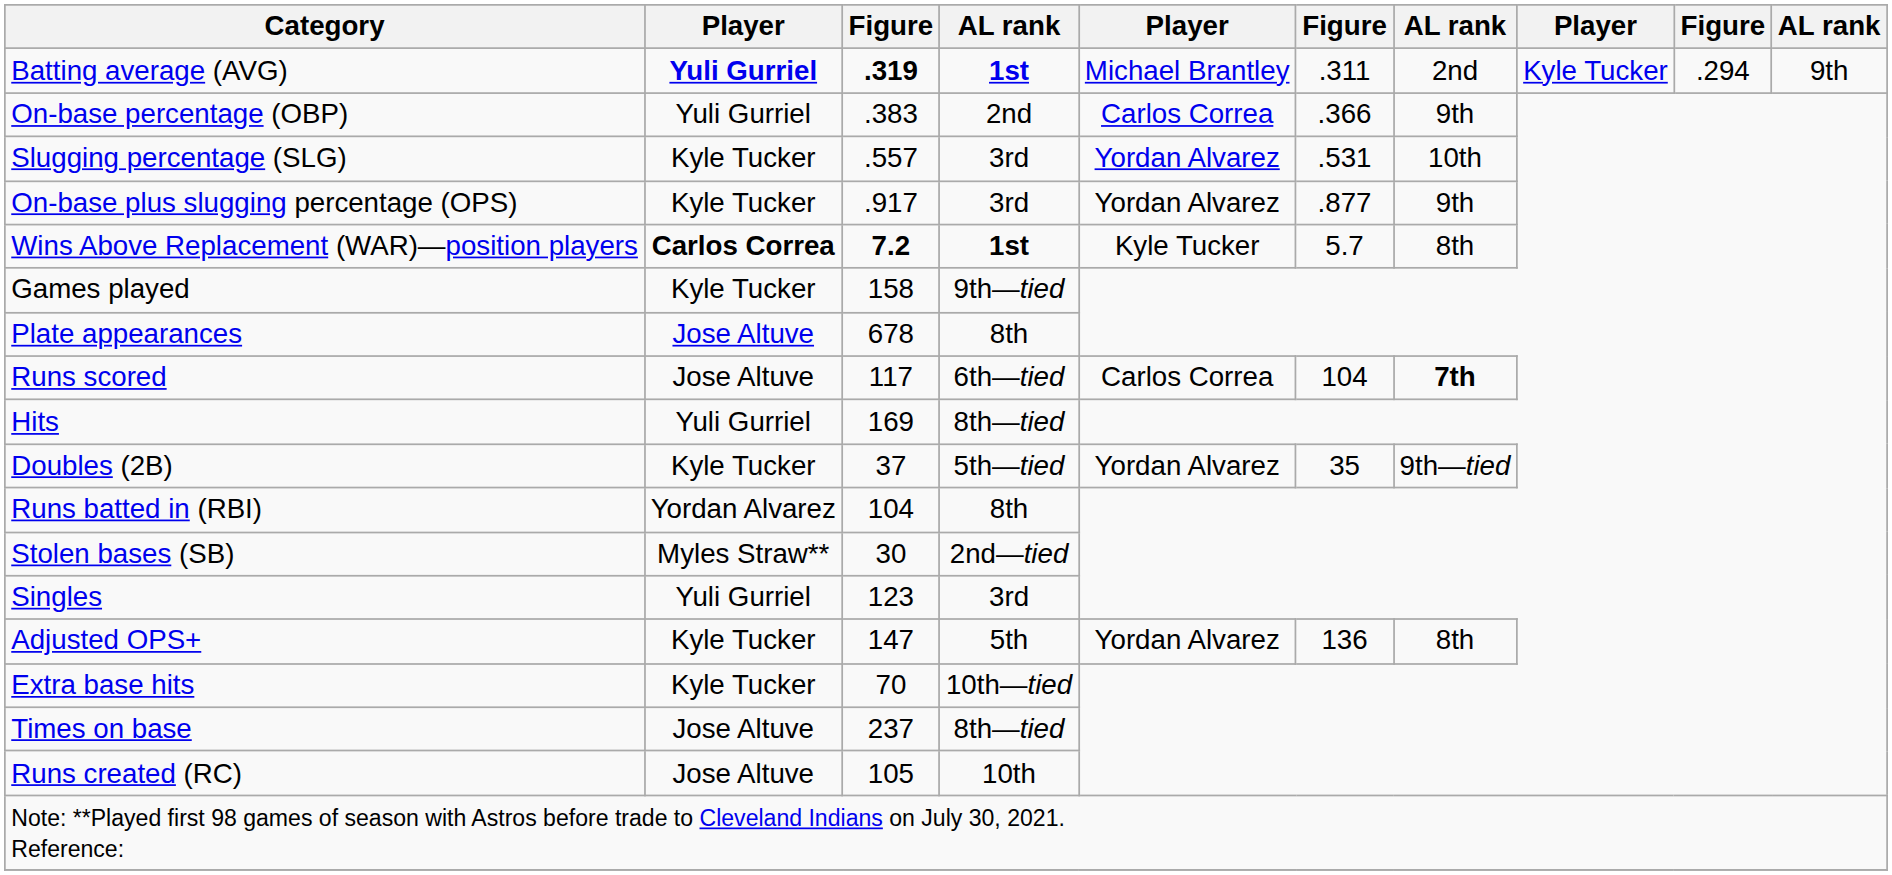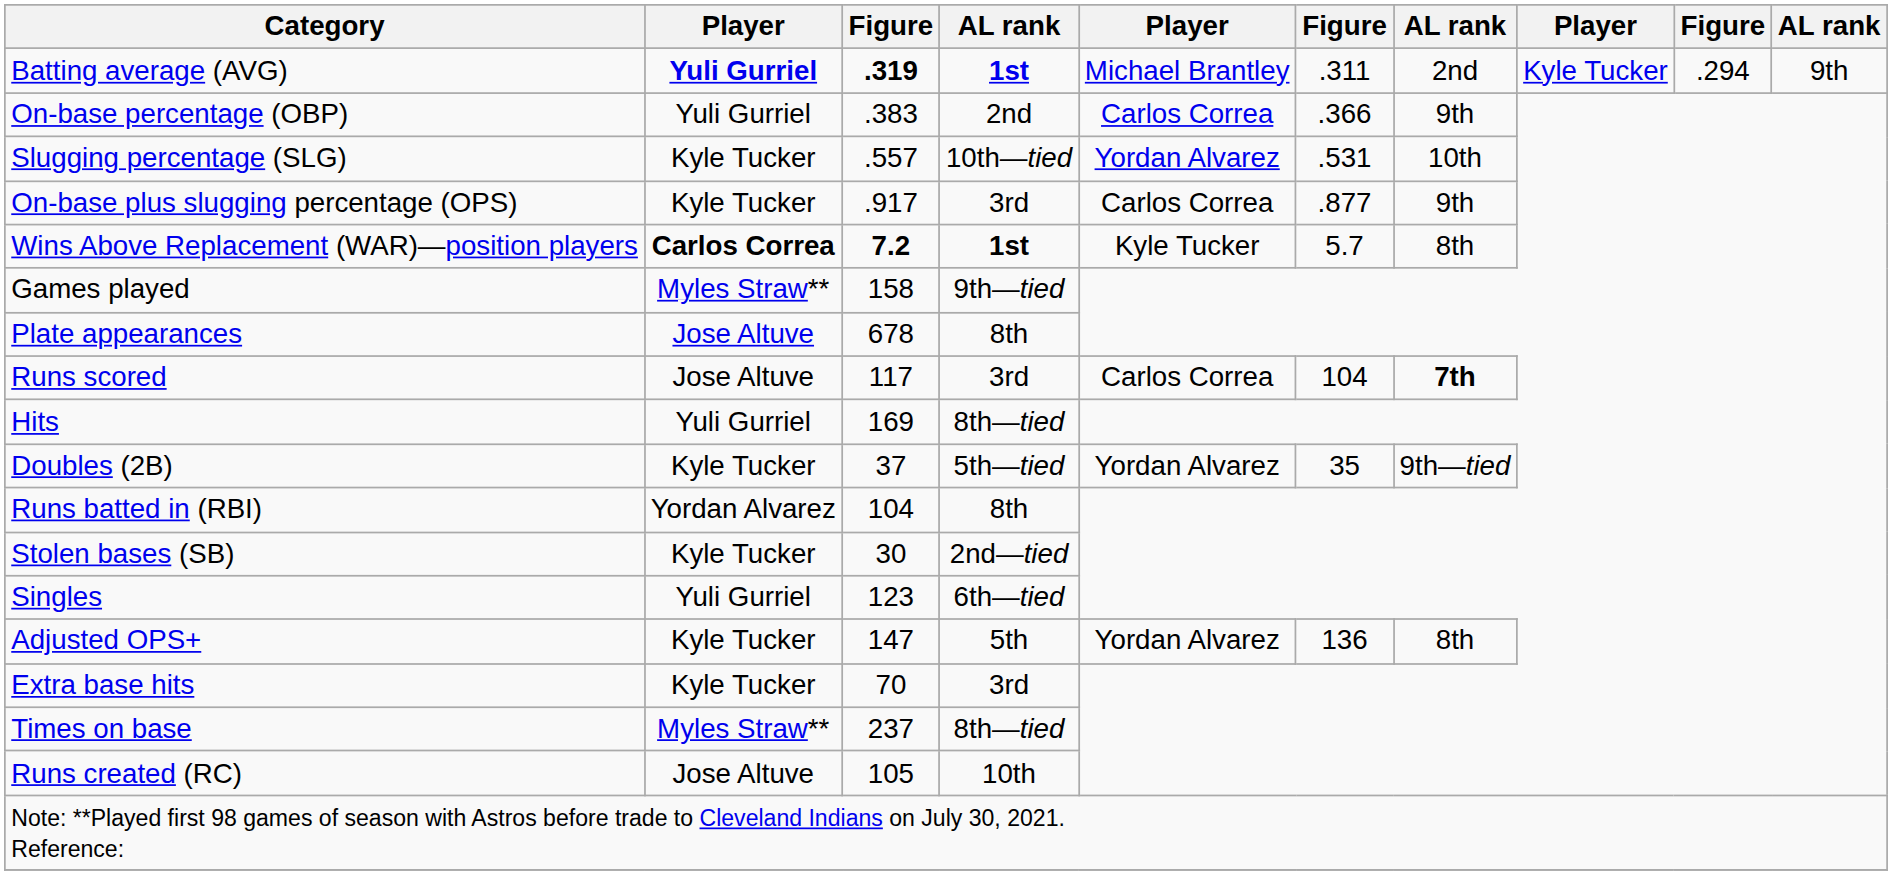(1009, 158) 3rd -> (1009, 158) 10th—tied
(1187, 202) Yordan Alvarez -> (1187, 202) Carlos Correa
(743, 289) Kyle Tucker -> (743, 289) Myles Straw**
(1009, 377) 6th—tied -> (1009, 377) 3rd
(743, 553) Myles Straw** -> (743, 553) Kyle Tucker
(1009, 597) 3rd -> (1009, 597) 6th—tied
(1009, 684) 10th—tied -> (1009, 684) 3rd
(743, 728) Jose Altuve -> (743, 728) Myles Straw**
